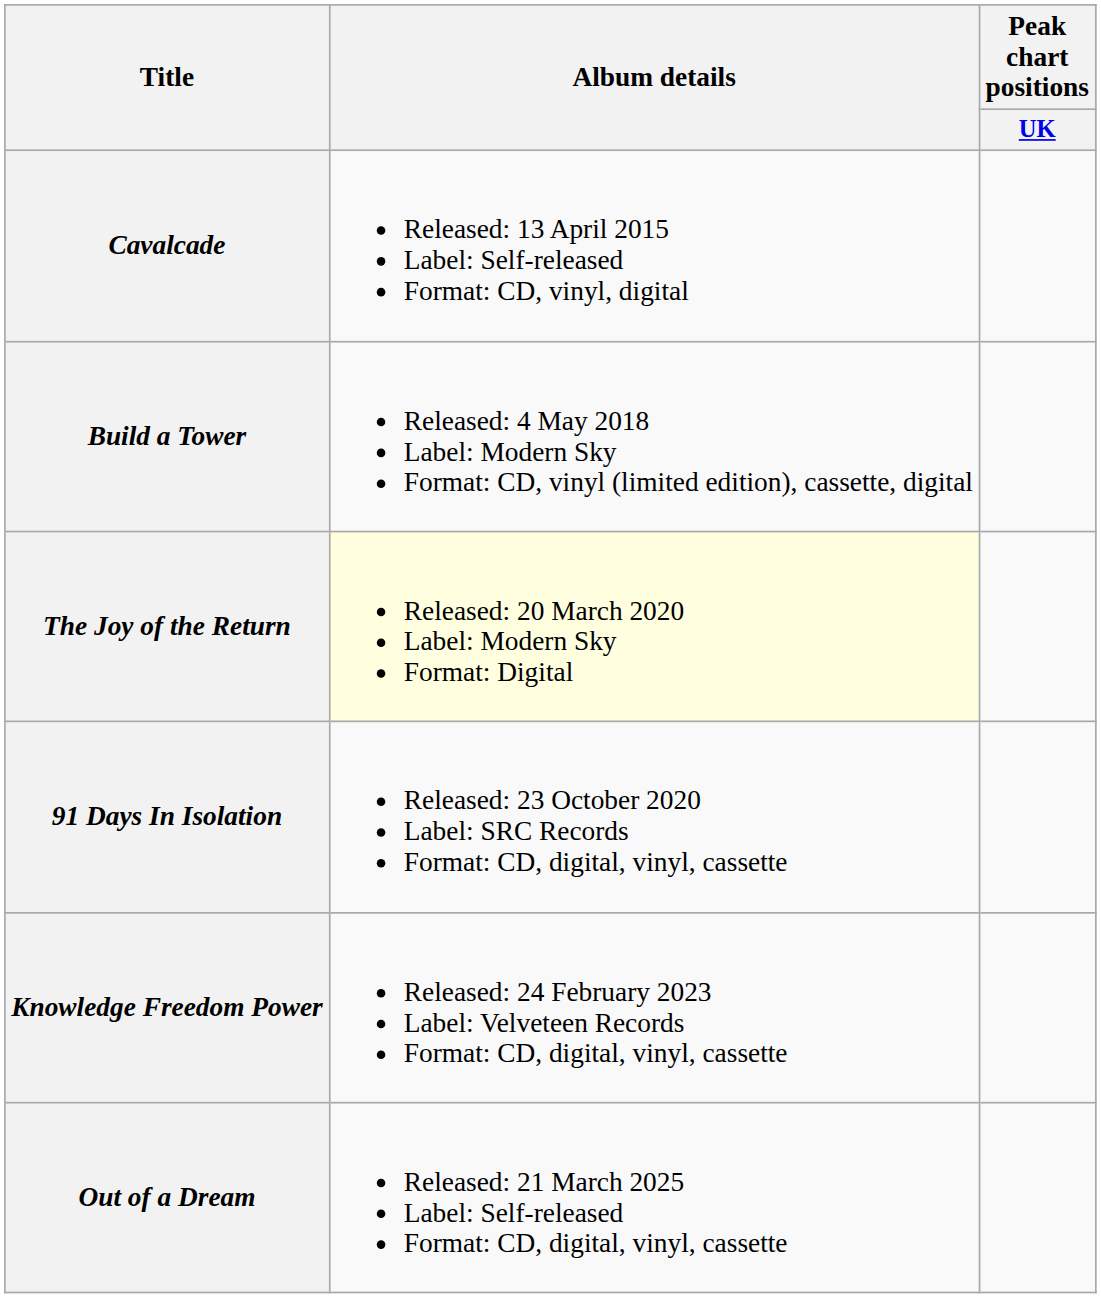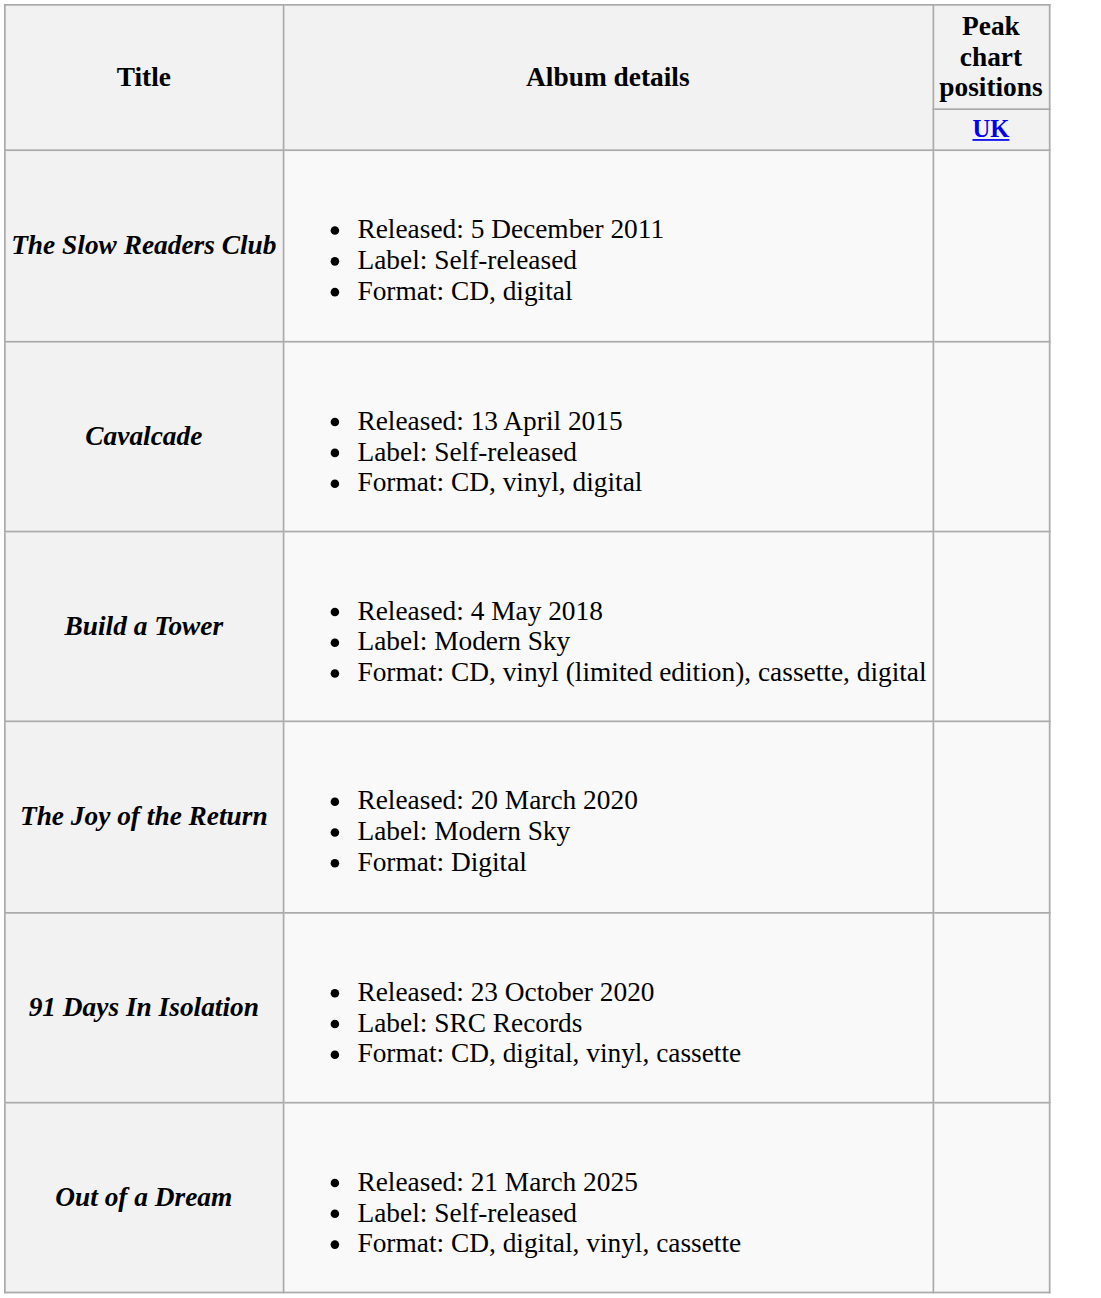+ row: (144, 245)
(654, 642) lightyellow background -> (608, 832) no background
- row: (167, 1007)
